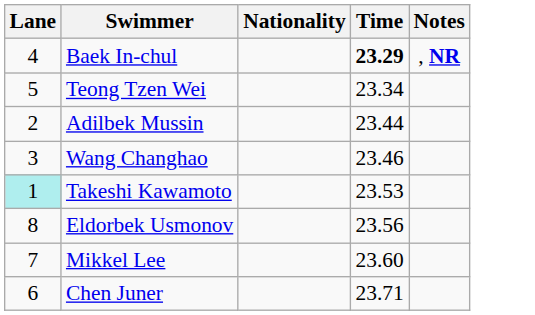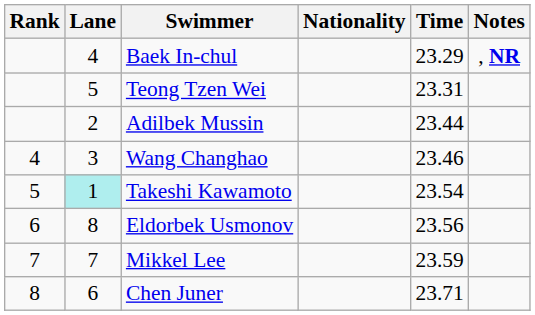+ column: (35, 21)
(380, 55) bold -> (440, 55) normal
(380, 89) 23.34 -> (440, 89) 23.31
(380, 191) 23.53 -> (440, 191) 23.54
(380, 259) 23.60 -> (440, 259) 23.59
